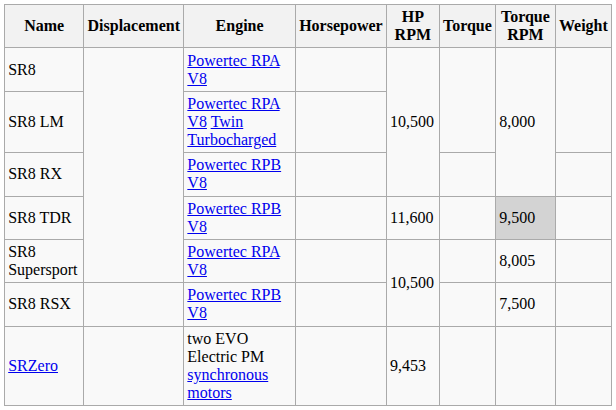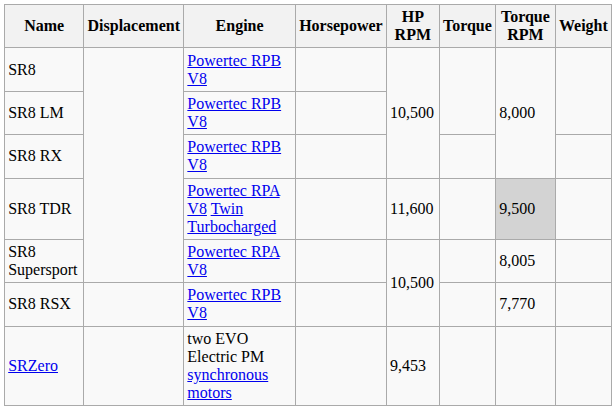(234, 69) Powertec RPA V8 -> (234, 69) Powertec RPB V8
(234, 121) Powertec RPA V8 Twin Turbocharged -> (234, 112) Powertec RPB V8
(234, 217) Powertec RPB V8 -> (234, 208) Powertec RPA V8 Twin Turbocharged
(517, 304) 7,500 -> (517, 304) 7,770
